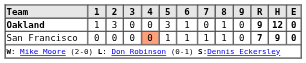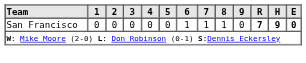- row: (26, 25)
(150, 38) lightsalmon background -> (150, 25) no background
(168, 38) 1 -> (168, 25) 0
